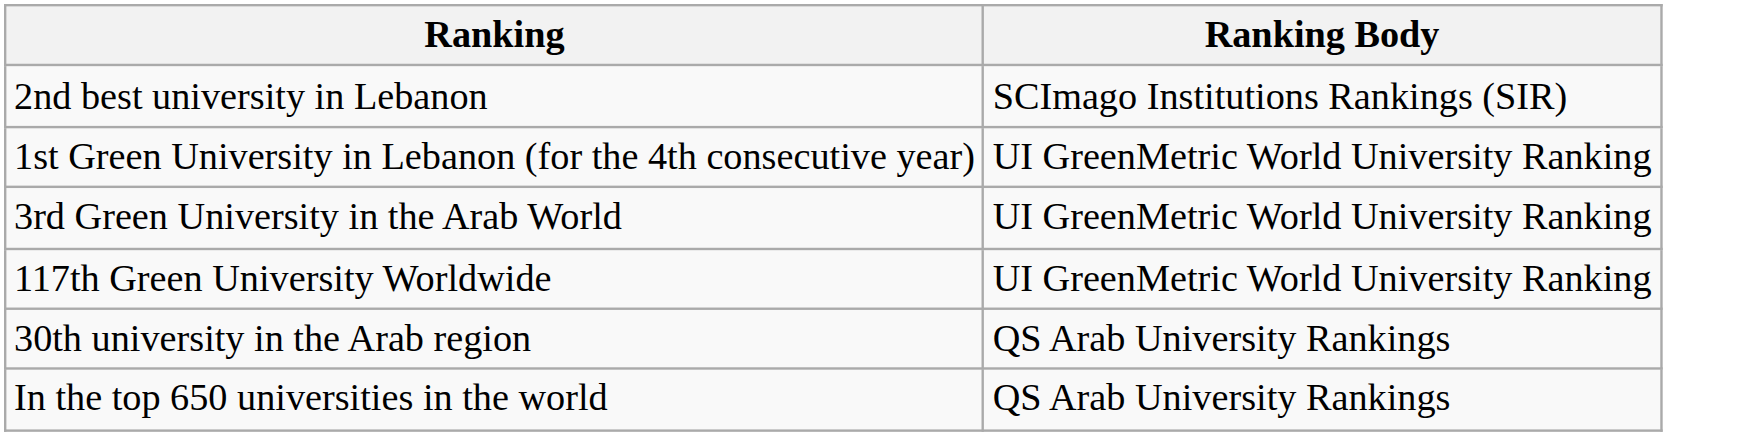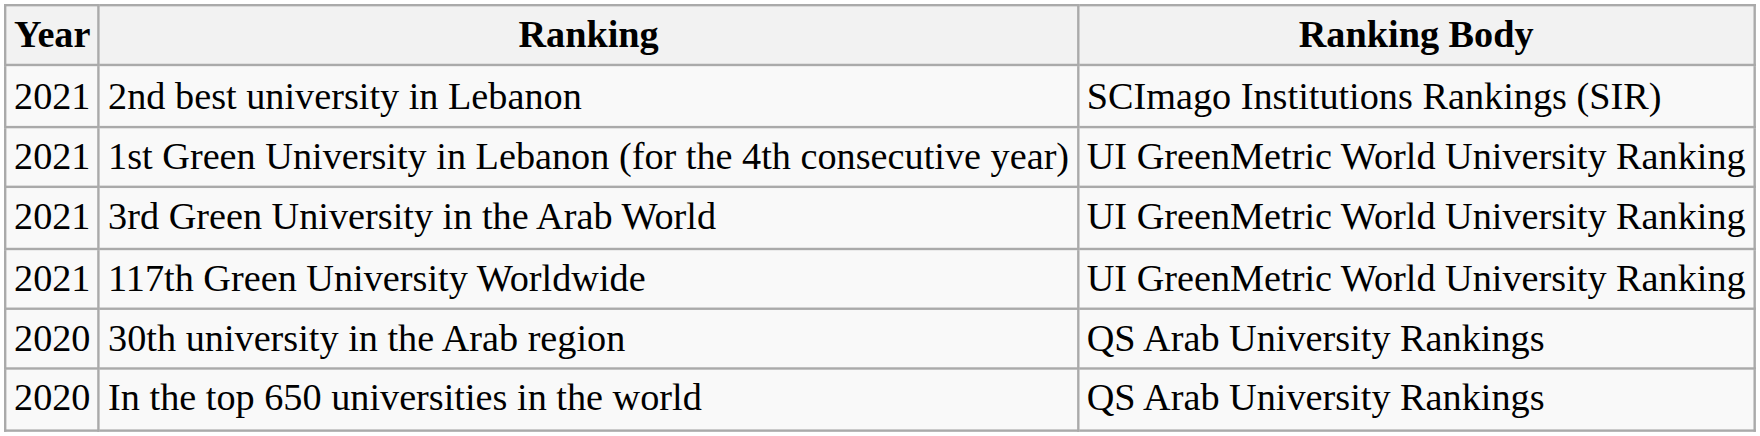+ column: (52, 34)
